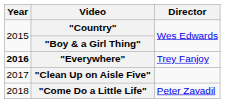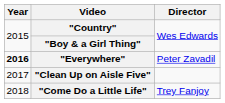(183, 59) Trey Fanjoy -> (186, 59) Peter Zavadil
(186, 91) Peter Zavadil -> (183, 91) Trey Fanjoy
